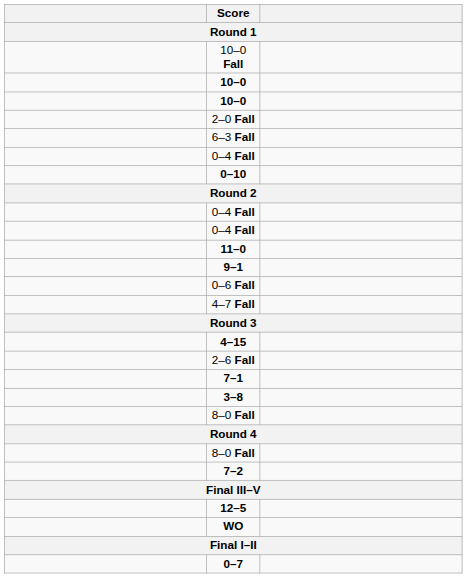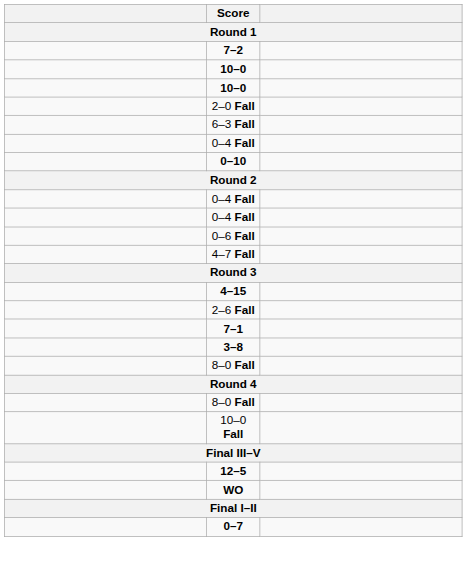rows swapped: (106, 471) <-> (106, 57)
- row: (106, 249)
- row: (106, 268)
